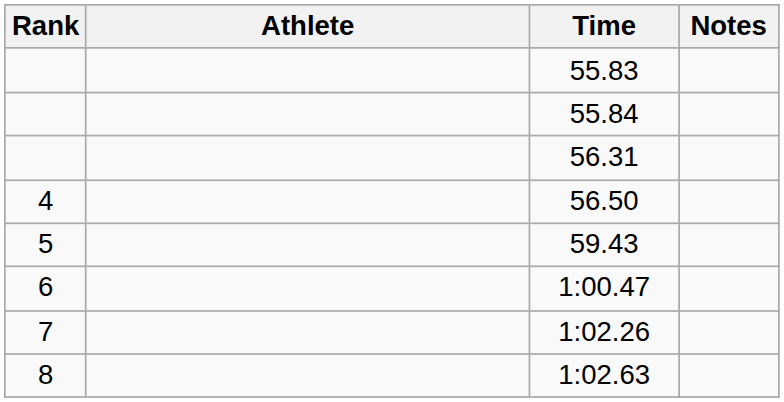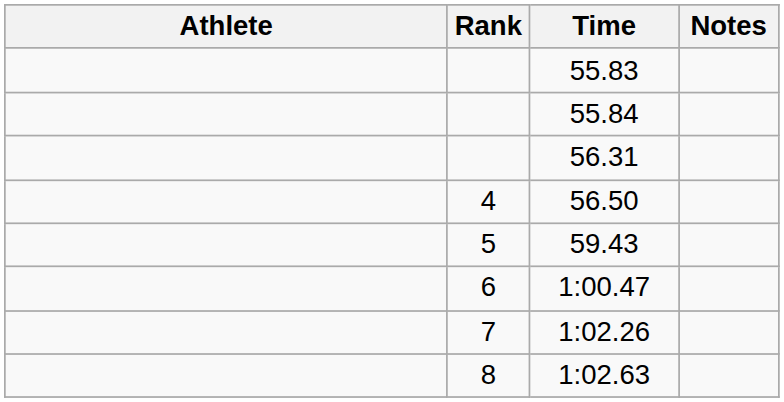columns swapped: (46, 26) <-> (308, 26)
